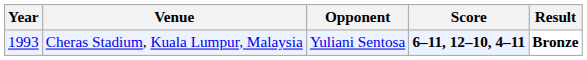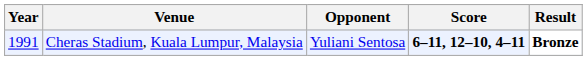(23, 42) 1993 -> (23, 42) 1991
